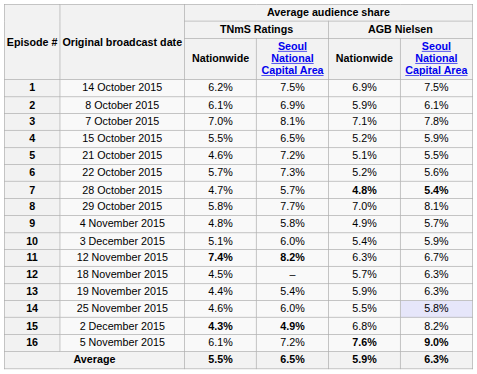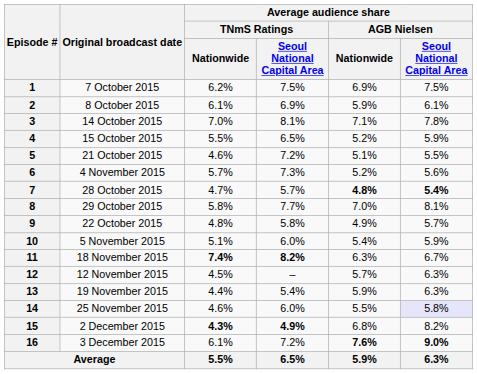(122, 88) 14 October 2015 -> (122, 88) 7 October 2015
(122, 122) 7 October 2015 -> (122, 122) 14 October 2015
(122, 173) 22 October 2015 -> (122, 173) 4 November 2015
(122, 224) 4 November 2015 -> (122, 224) 22 October 2015
(122, 241) 3 December 2015 -> (122, 241) 5 November 2015
(122, 258) 12 November 2015 -> (122, 258) 18 November 2015
(122, 275) 18 November 2015 -> (122, 275) 12 November 2015
(122, 343) 5 November 2015 -> (122, 343) 3 December 2015
